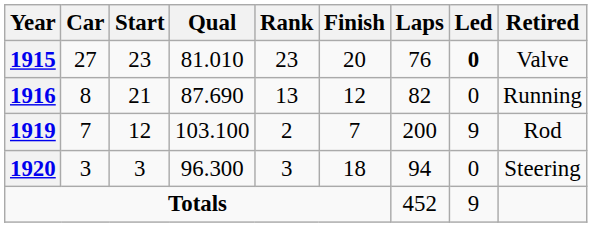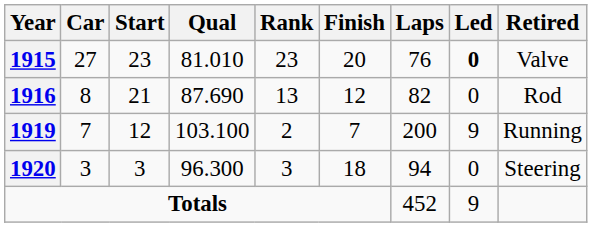(543, 95) Running -> (542, 95) Rod
(542, 131) Rod -> (543, 131) Running
